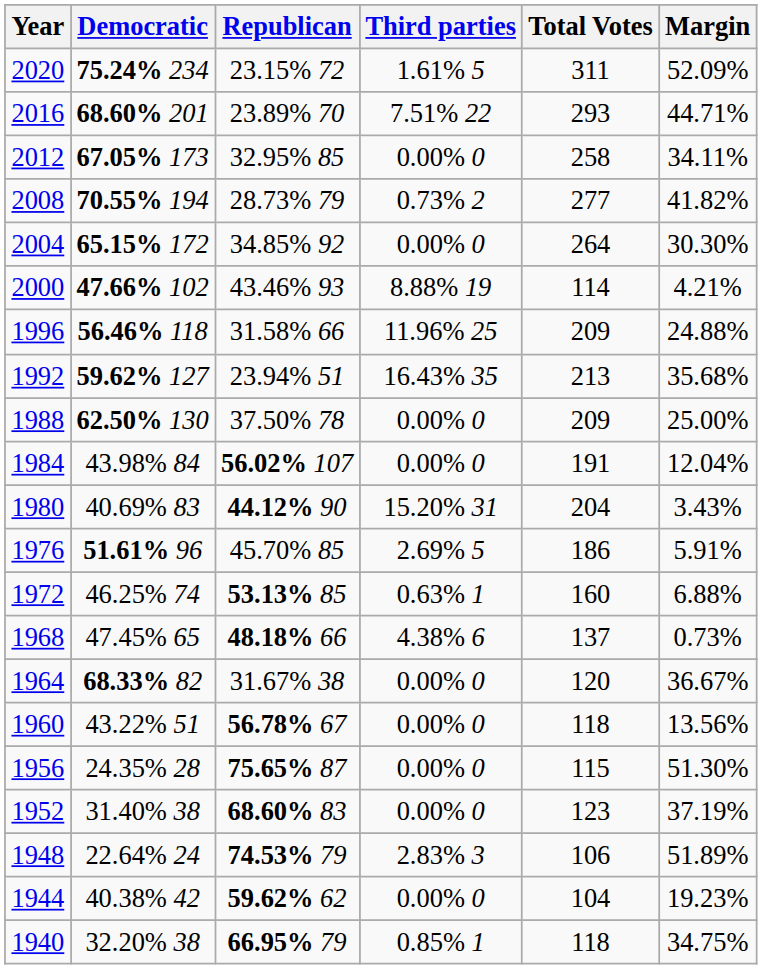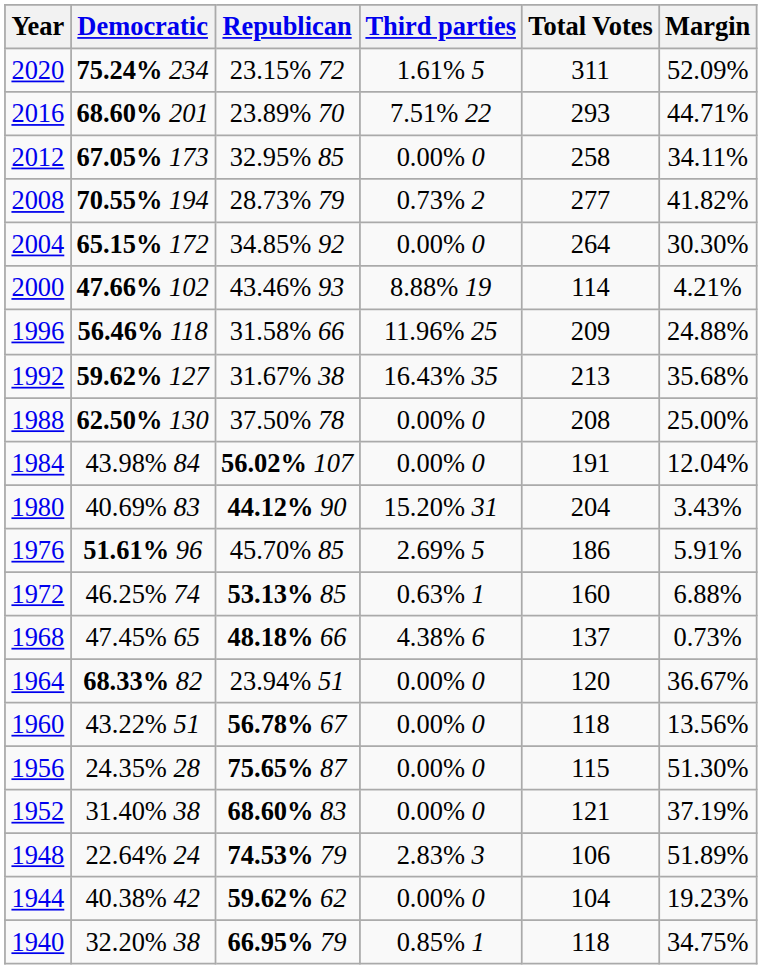(287, 375) 23.94% 51 -> (287, 375) 31.67% 38
(591, 418) 209 -> (591, 418) 208
(287, 680) 31.67% 38 -> (287, 680) 23.94% 51
(591, 811) 123 -> (591, 811) 121
